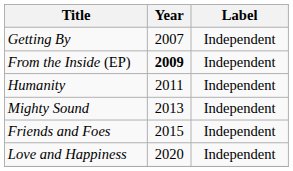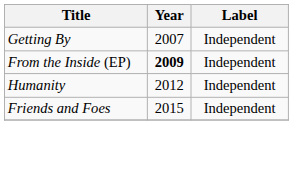(169, 85) 2011 -> (169, 85) 2012
- row: (48, 108)
- row: (67, 154)
